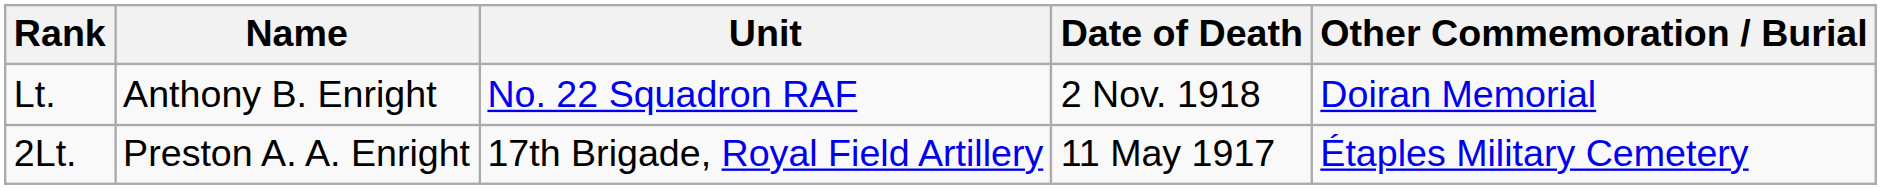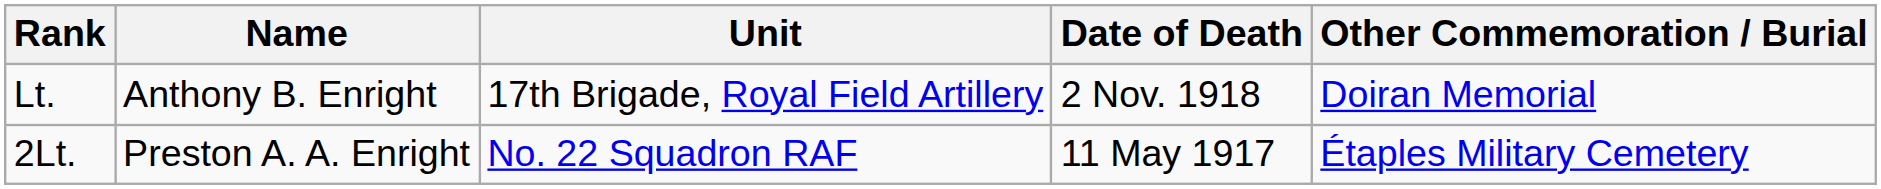(672, 93) No. 22 Squadron RAF -> (765, 93) 17th Brigade, Royal Field Artillery
(765, 153) 17th Brigade, Royal Field Artillery -> (672, 153) No. 22 Squadron RAF
